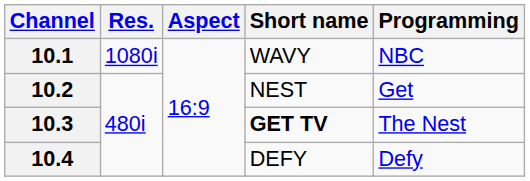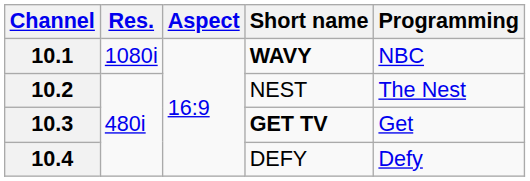(280, 55) normal -> (281, 55) bold
(396, 90) Get -> (422, 90) The Nest
(422, 124) The Nest -> (396, 124) Get
